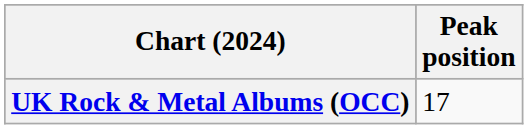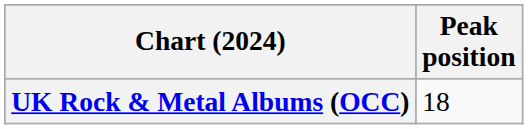(436, 100) 17 -> (436, 100) 18
